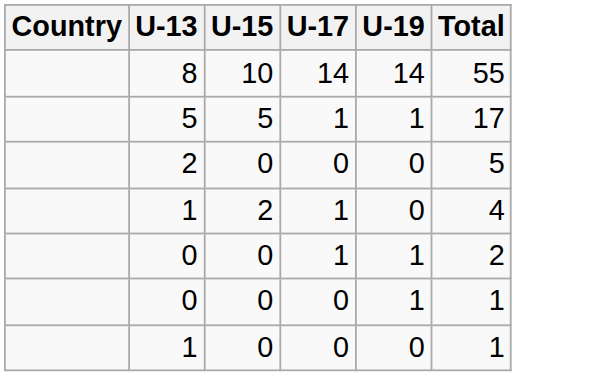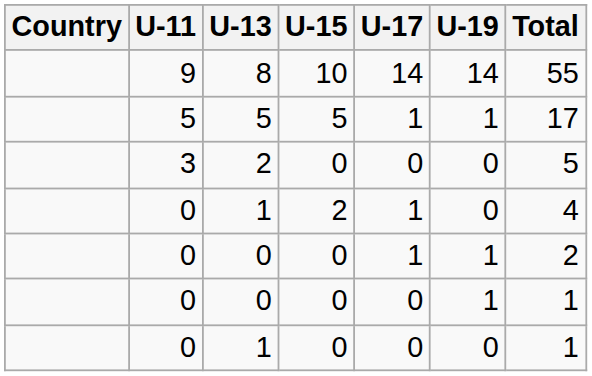+ column: (166, 27)
